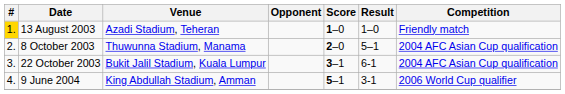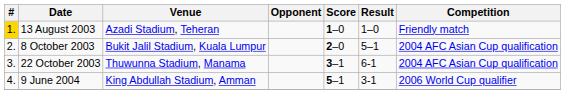(176, 47) Thuwunna Stadium, Manama -> (186, 47) Bukit Jalil Stadium, Kuala Lumpur
(186, 64) Bukit Jalil Stadium, Kuala Lumpur -> (176, 64) Thuwunna Stadium, Manama
